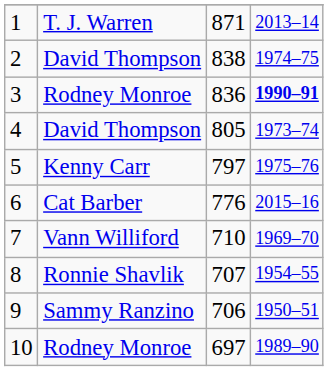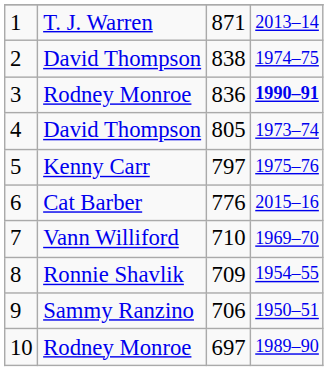(229, 274) 707 -> (229, 274) 709
